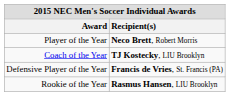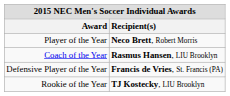(158, 55) TJ Kostecky, LIU Brooklyn -> (164, 55) Rasmus Hansen, LIU Brooklyn
(164, 84) Rasmus Hansen, LIU Brooklyn -> (158, 84) TJ Kostecky, LIU Brooklyn
